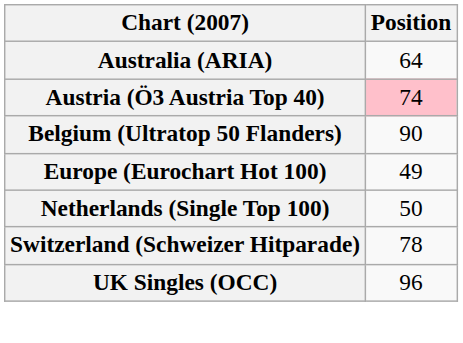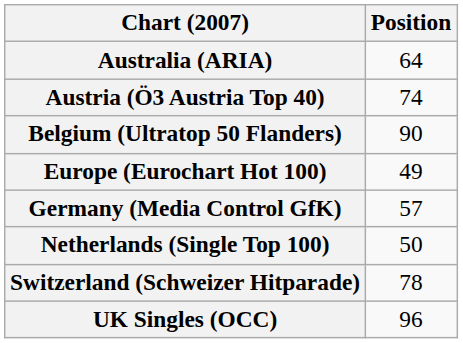(411, 97) pink background -> (411, 97) no background
+ row: (185, 208)
